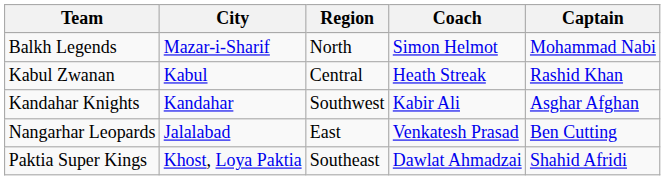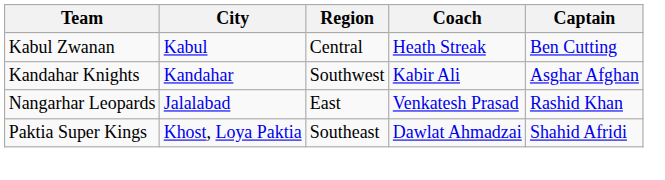- row: (63, 47)
(576, 75) Rashid Khan -> (574, 47) Ben Cutting
(574, 132) Ben Cutting -> (576, 103) Rashid Khan
